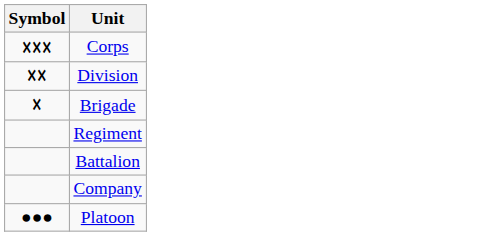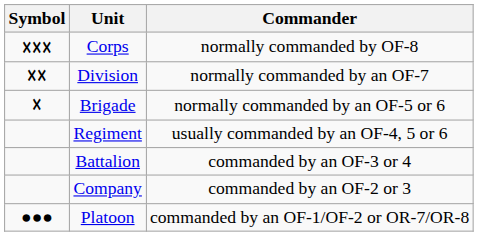+ column: (310, 18)
